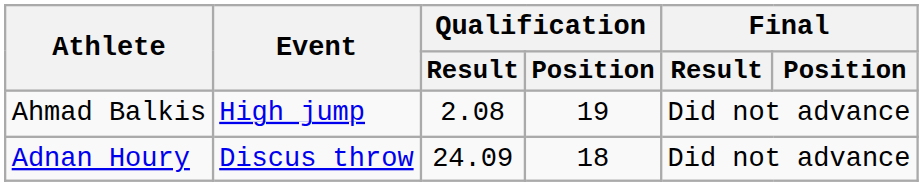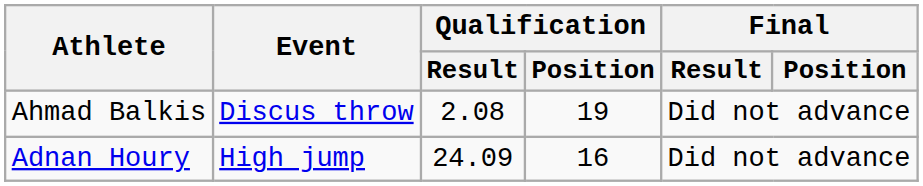(292, 113) High jump -> (316, 113) Discus throw
(316, 159) Discus throw -> (292, 159) High jump
(593, 159) 18 -> (593, 159) 16
